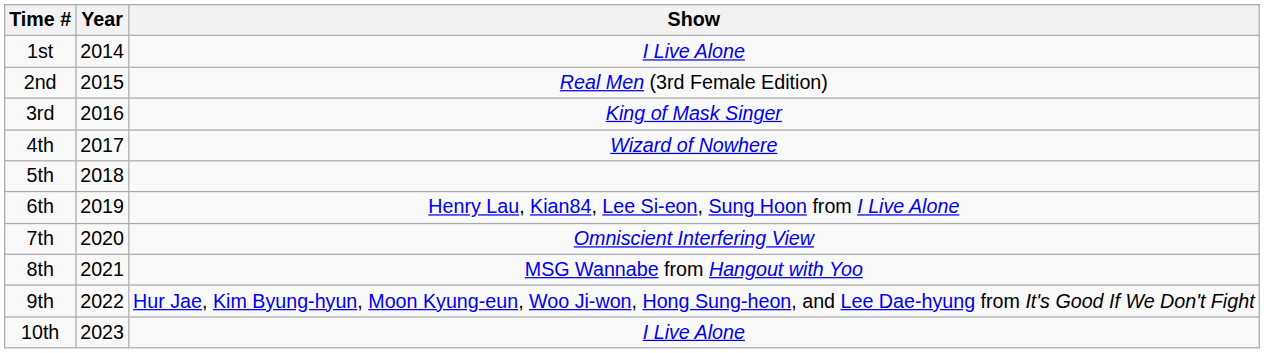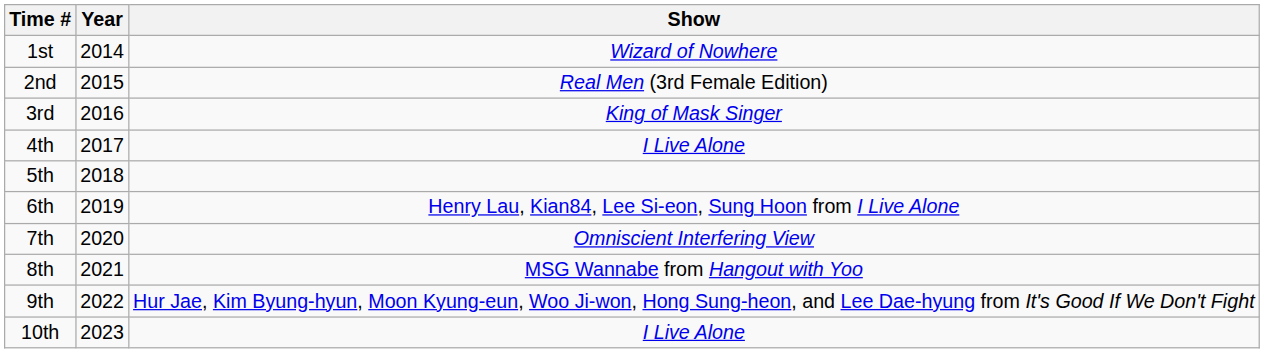(694, 51) I Live Alone -> (694, 51) Wizard of Nowhere
(694, 144) Wizard of Nowhere -> (694, 144) I Live Alone
